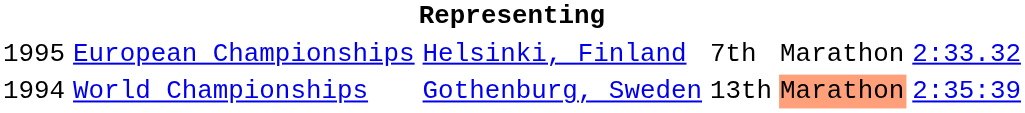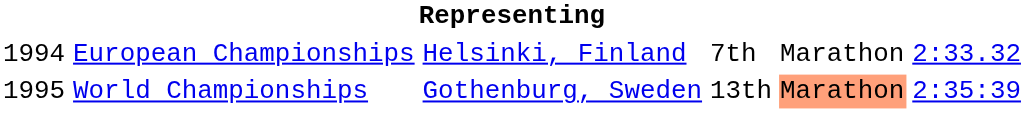(34, 54) 1995 -> (34, 54) 1994
(34, 92) 1994 -> (34, 92) 1995
